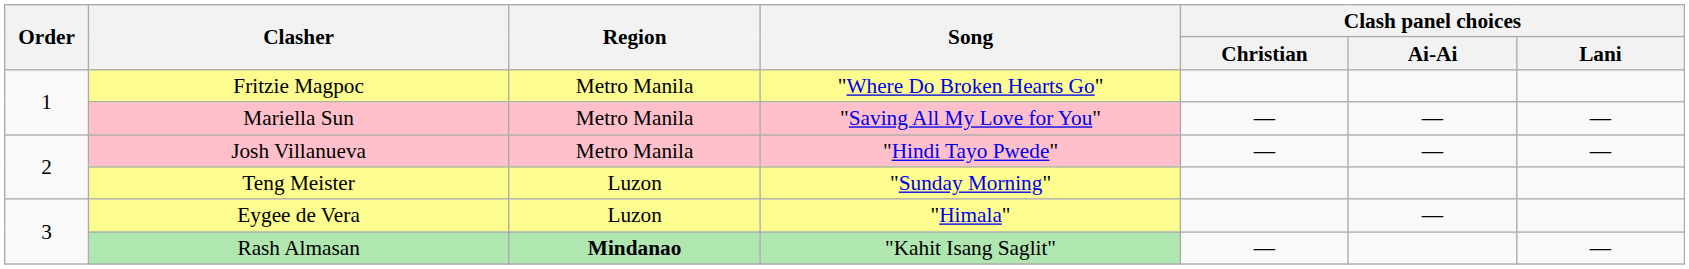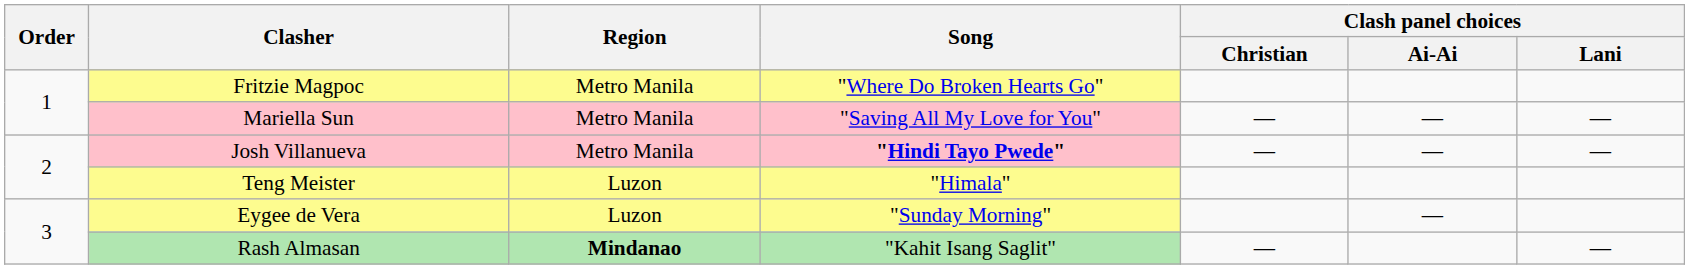(971, 151) normal -> (971, 151) bold
(971, 183) "Sunday Morning" -> (971, 183) "Himala"
(971, 215) "Himala" -> (971, 215) "Sunday Morning"
